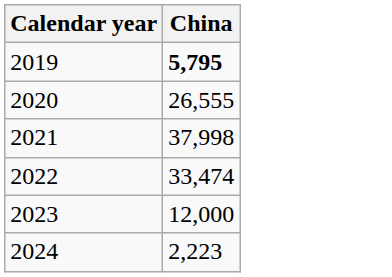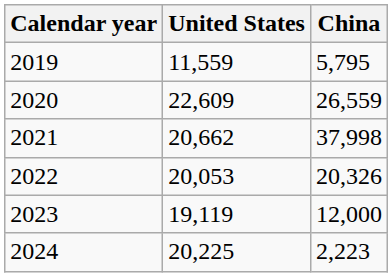+ column: (237, 23)
(195, 61) bold -> (343, 61) normal
(201, 99) 26,555 -> (349, 99) 26,559
(201, 175) 33,474 -> (349, 175) 20,326
